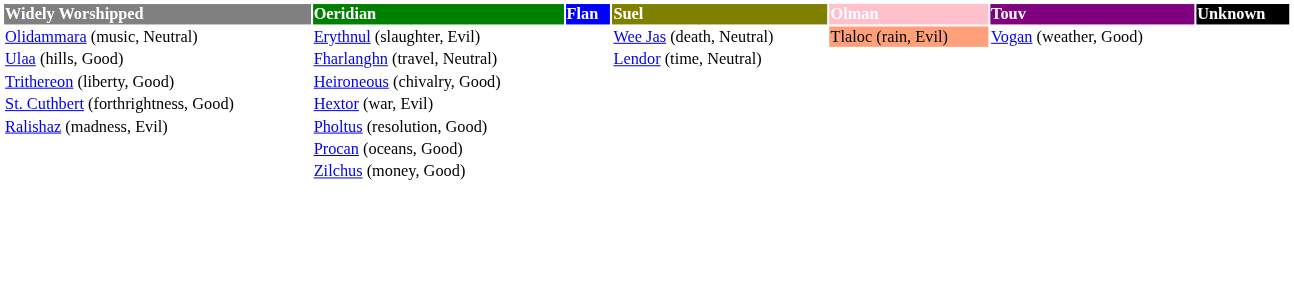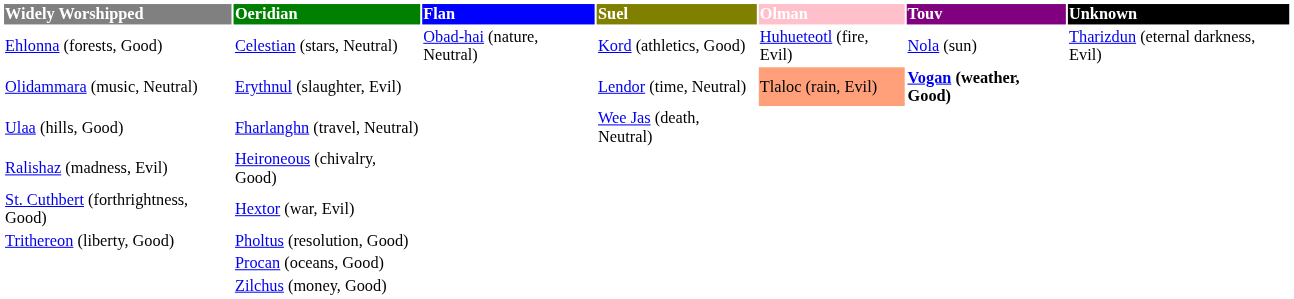+ row: (316, 45)
(693, 36) Wee Jas (death, Neutral) -> (672, 86) Lendor (time, Neutral)
(1067, 36) normal -> (964, 86) bold
(688, 59) Lendor (time, Neutral) -> (649, 127) Wee Jas (death, Neutral)
(90, 81) Trithereon (liberty, Good) -> (86, 168) Ralishaz (madness, Evil)
(86, 126) Ralishaz (madness, Evil) -> (90, 240) Trithereon (liberty, Good)
